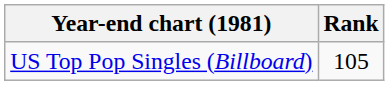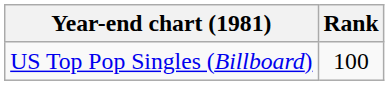(351, 60) 105 -> (351, 60) 100
